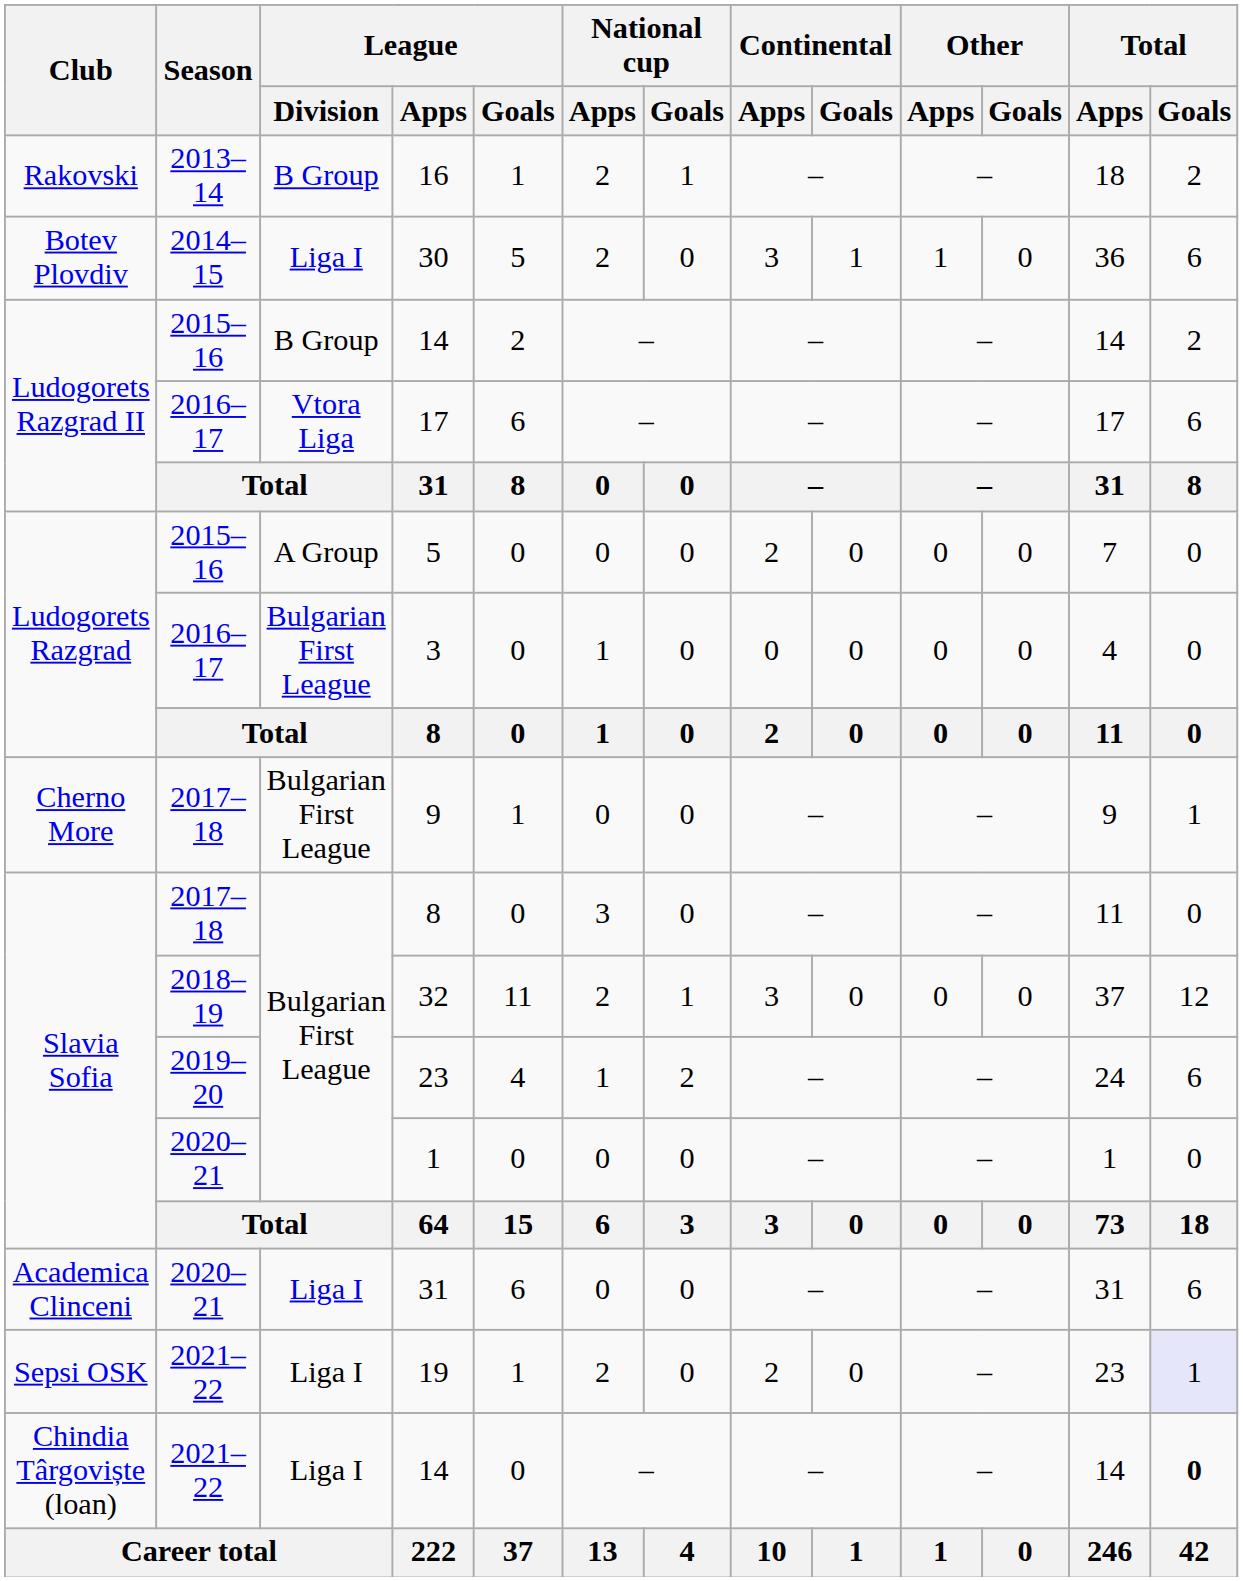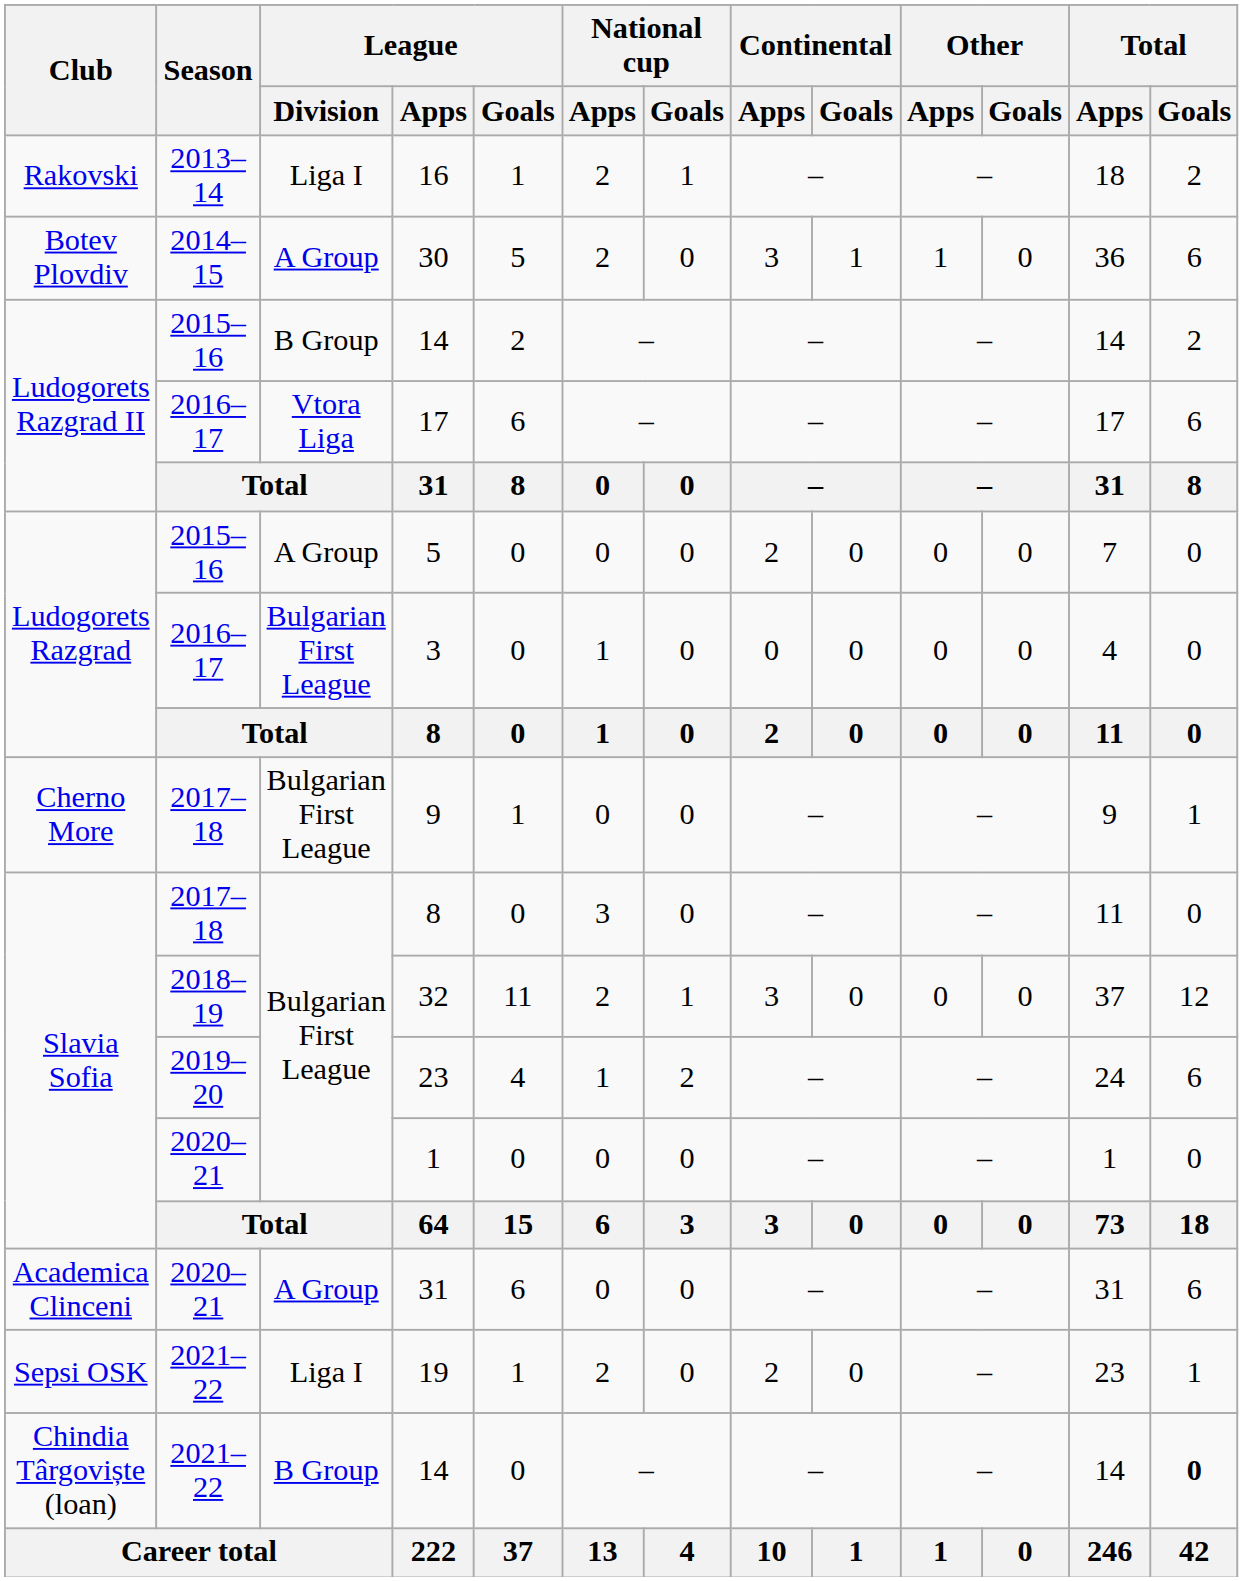(326, 175) B Group -> (326, 175) Liga I
(326, 257) Liga I -> (326, 257) A Group
(326, 1289) Liga I -> (326, 1289) A Group
(1194, 1371) lavender background -> (1194, 1371) no background
(326, 1470) Liga I -> (326, 1470) B Group
